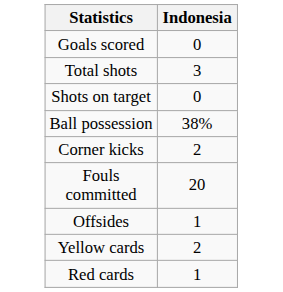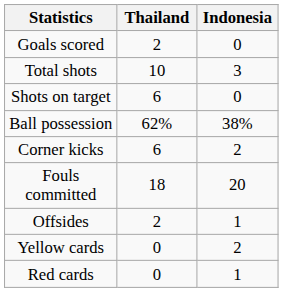+ column: (157, 17)
